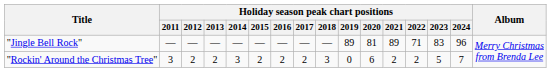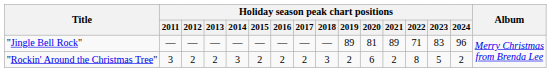(349, 59) 0 -> (349, 59) 2
(417, 59) 2 -> (417, 59) 8
(461, 59) 7 -> (461, 59) 2
